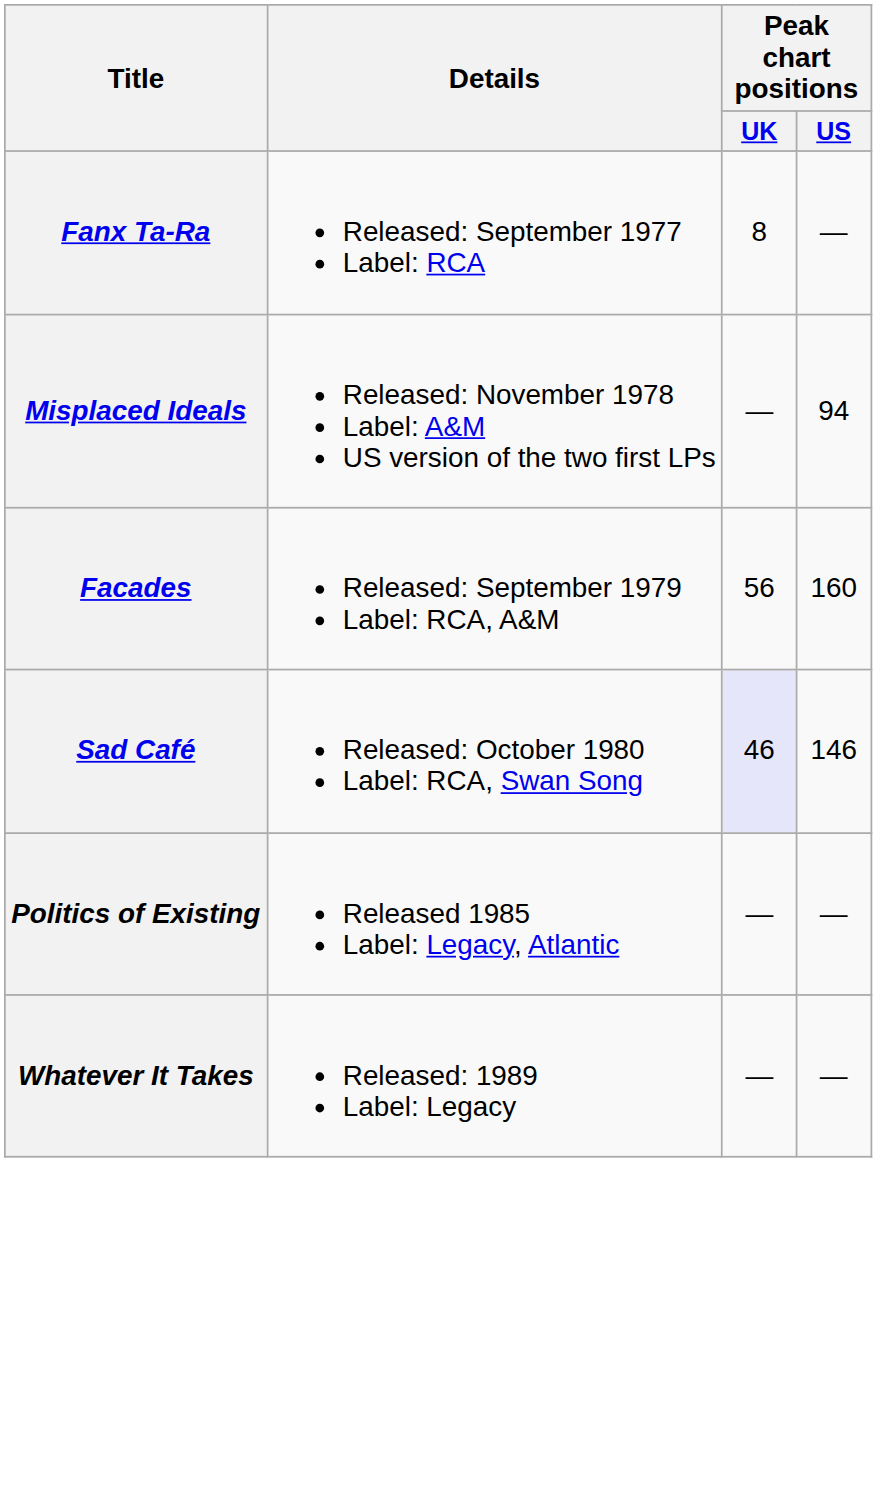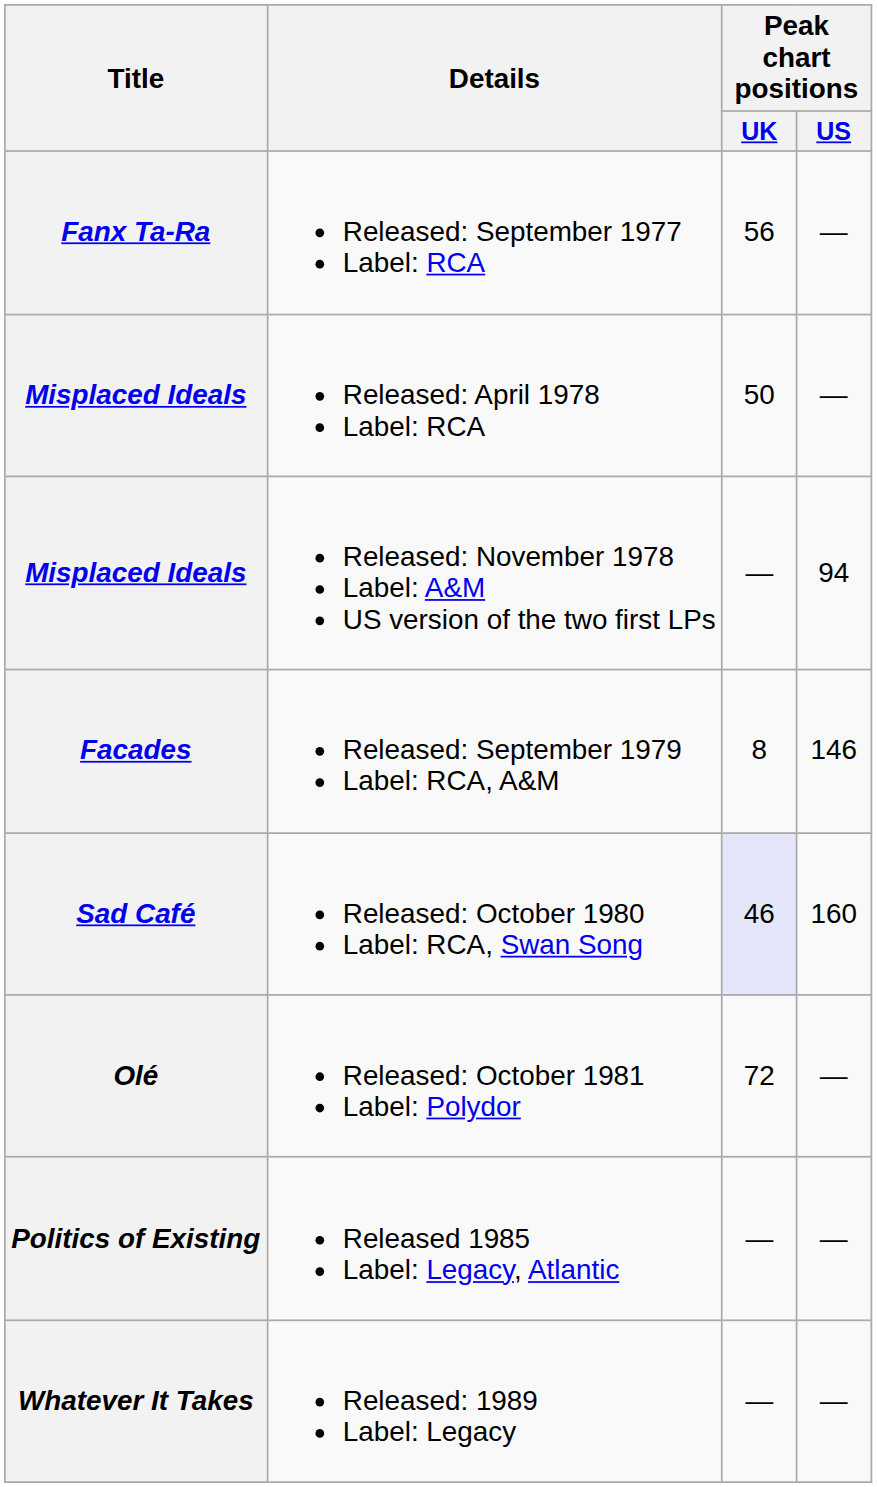(759, 232) 8 -> (759, 232) 56
+ row: (494, 411)
(759, 588) 56 -> (759, 750) 8
(834, 588) 160 -> (834, 750) 146
(834, 750) 146 -> (834, 913) 160
+ row: (494, 1092)
